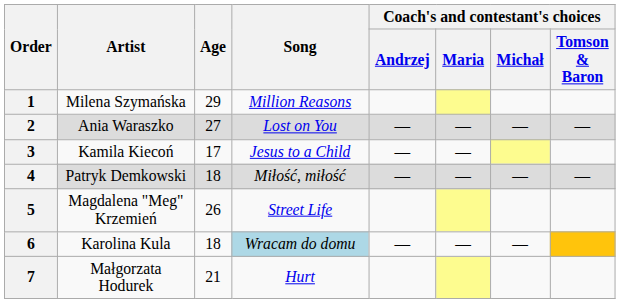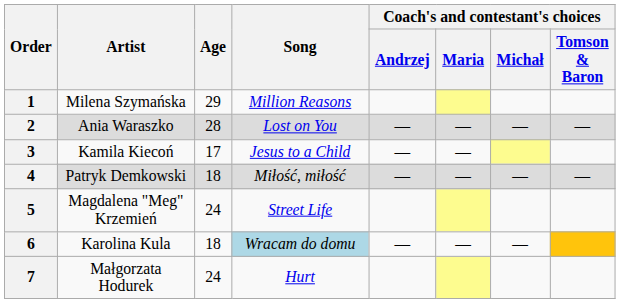(213, 126) 27 -> (213, 126) 28
(213, 210) 26 -> (213, 210) 24
(213, 277) 21 -> (213, 277) 24
